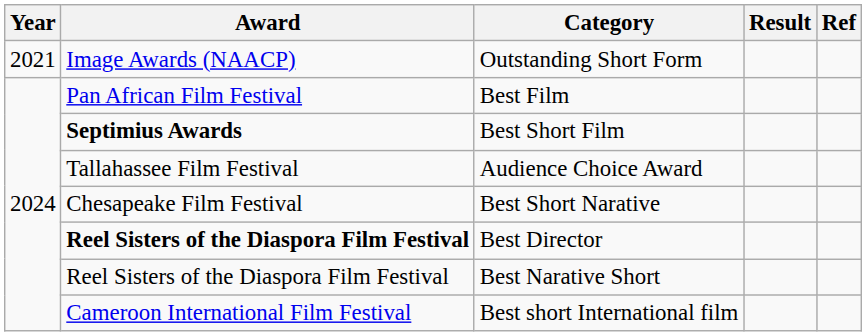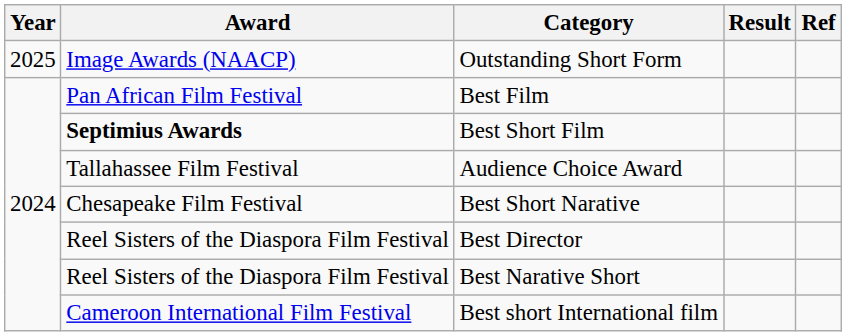(33, 58) 2021 -> (33, 58) 2025
(268, 240) bold -> (258, 240) normal
